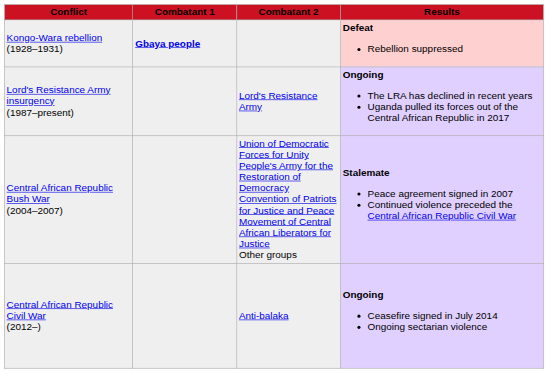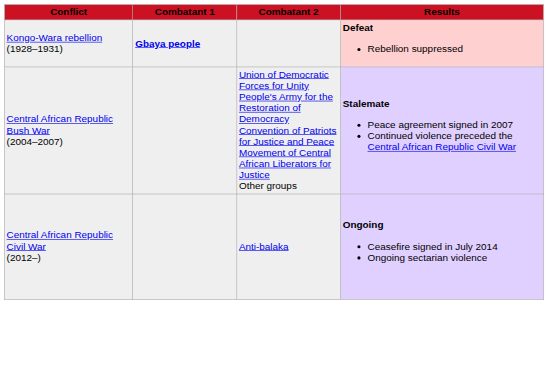- row: (59, 101)
